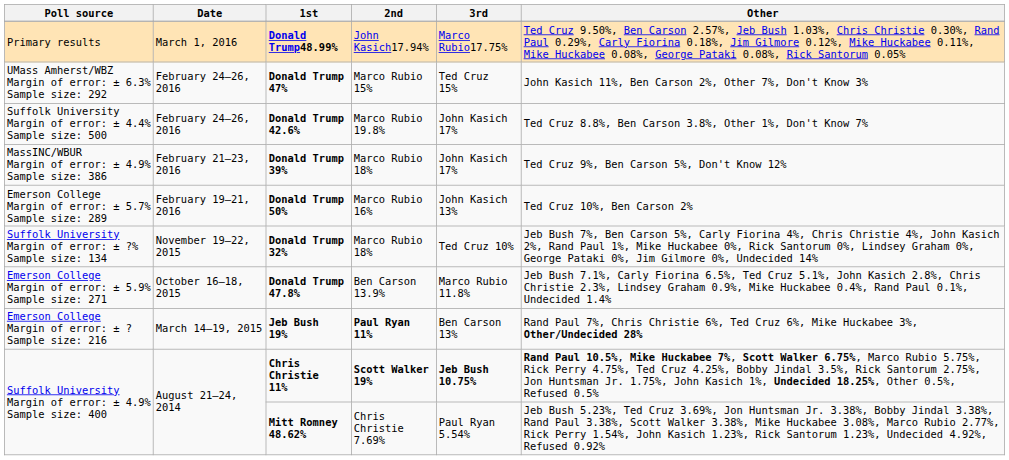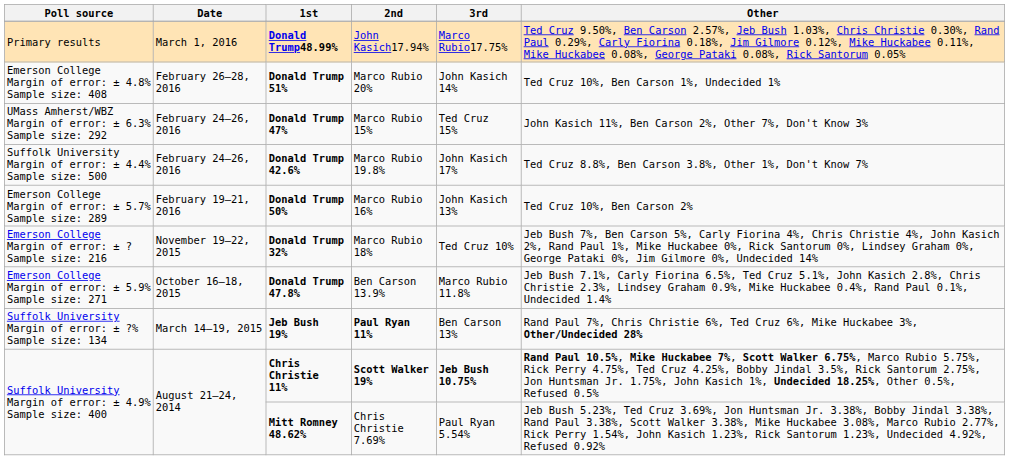+ row: (306, 83)
- row: (306, 165)
(73, 247) Suffolk University Margin of error: ± ?% Sample size: 134 -> (69, 247) Emerson College Margin of error: ± ? Sample size: 216
(69, 328) Emerson College Margin of error: ± ? Sample size: 216 -> (73, 328) Suffolk University Margin of error: ± ?% Sample size: 134
